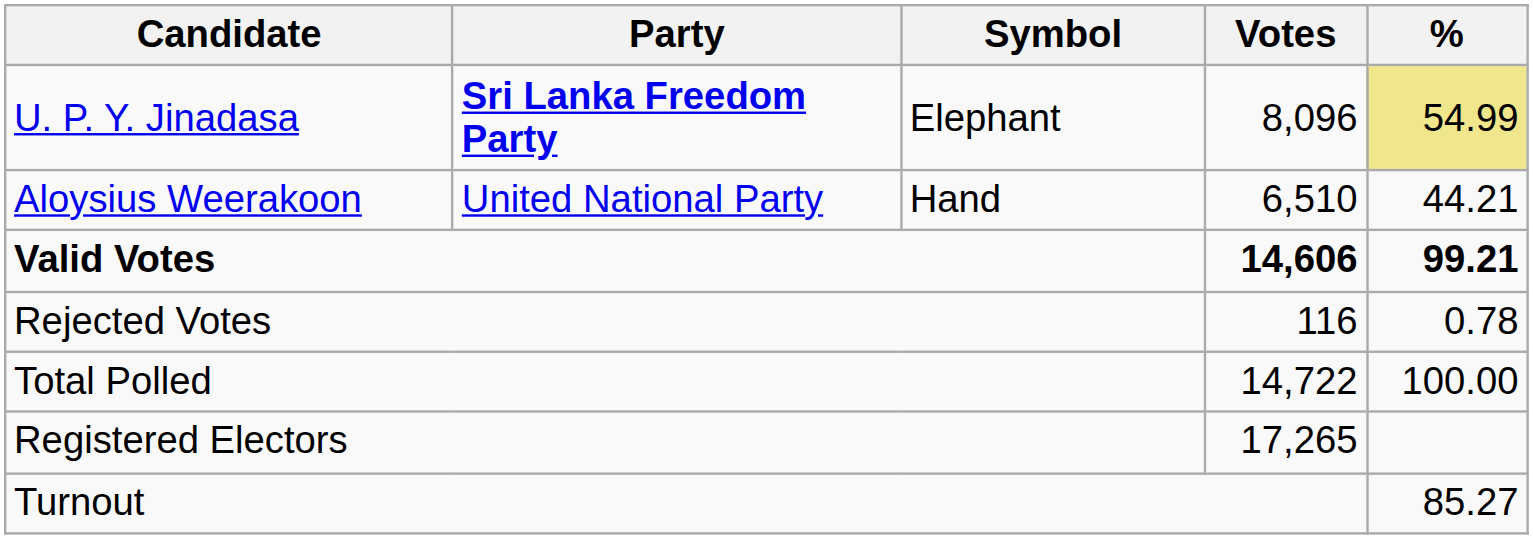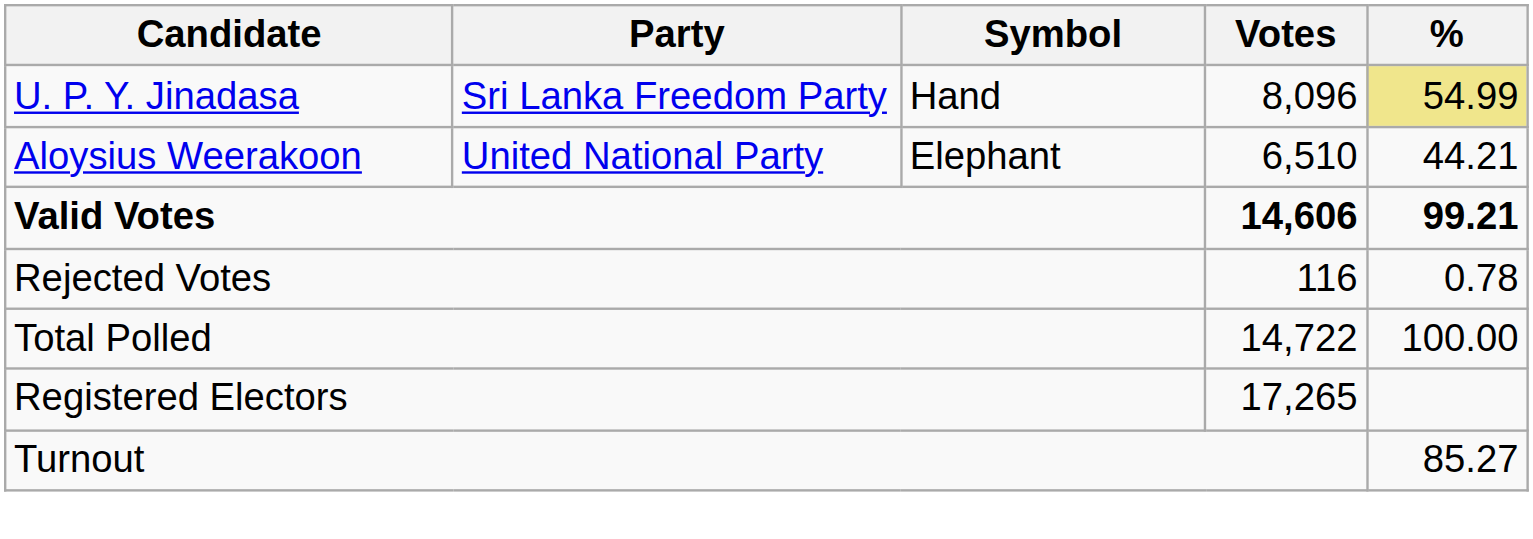(634, 116) bold -> (674, 95) normal
(985, 116) Elephant -> (955, 95) Hand
(955, 199) Hand -> (985, 156) Elephant
